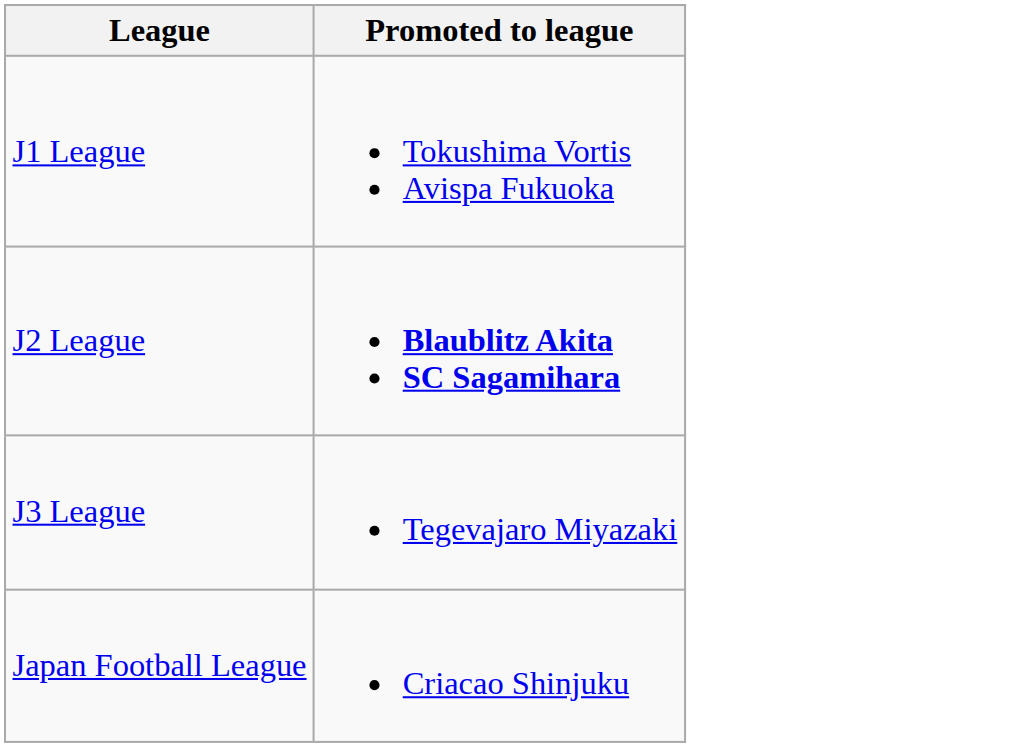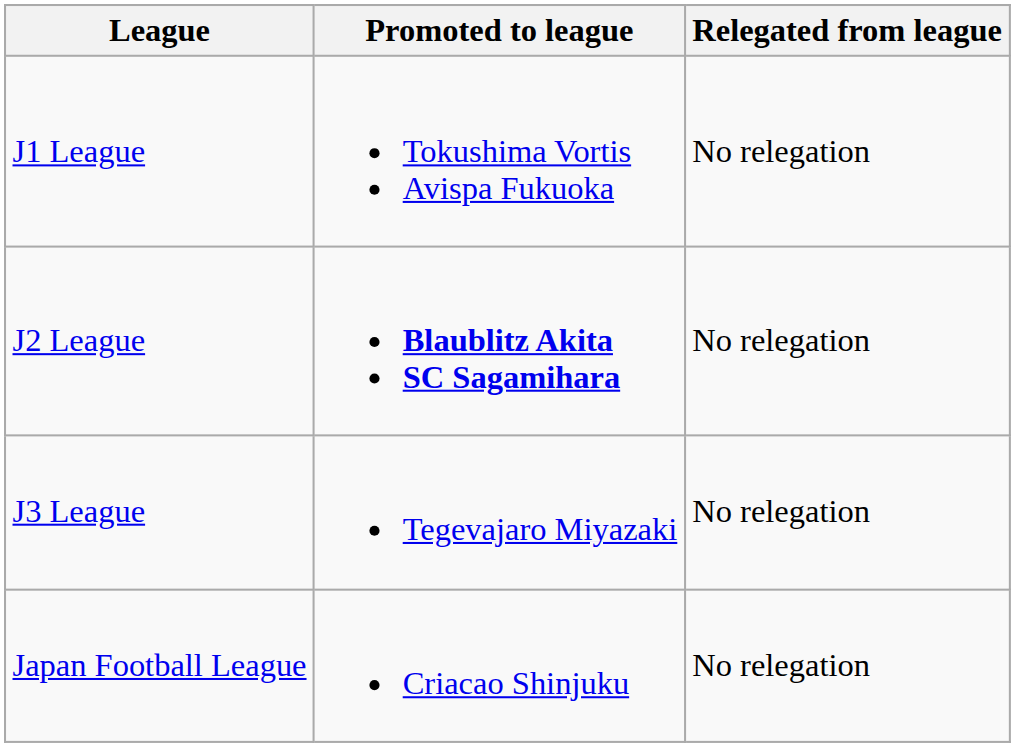+ column: (847, 30)
